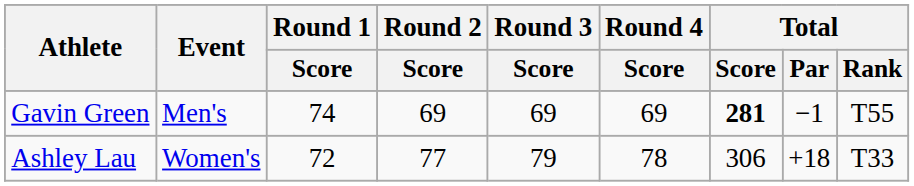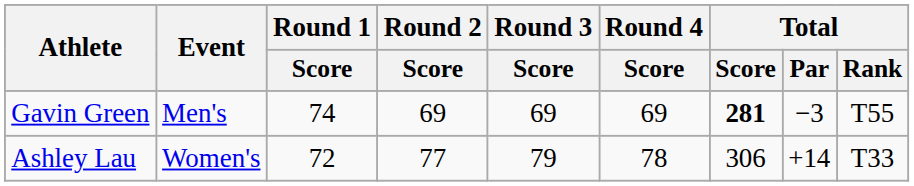(809, 113) −1 -> (809, 113) −3
(809, 157) +18 -> (809, 157) +14
